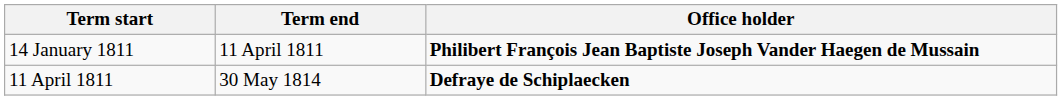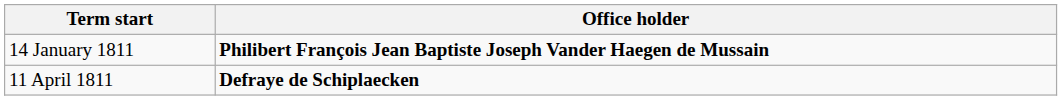- column: (320, 19)
